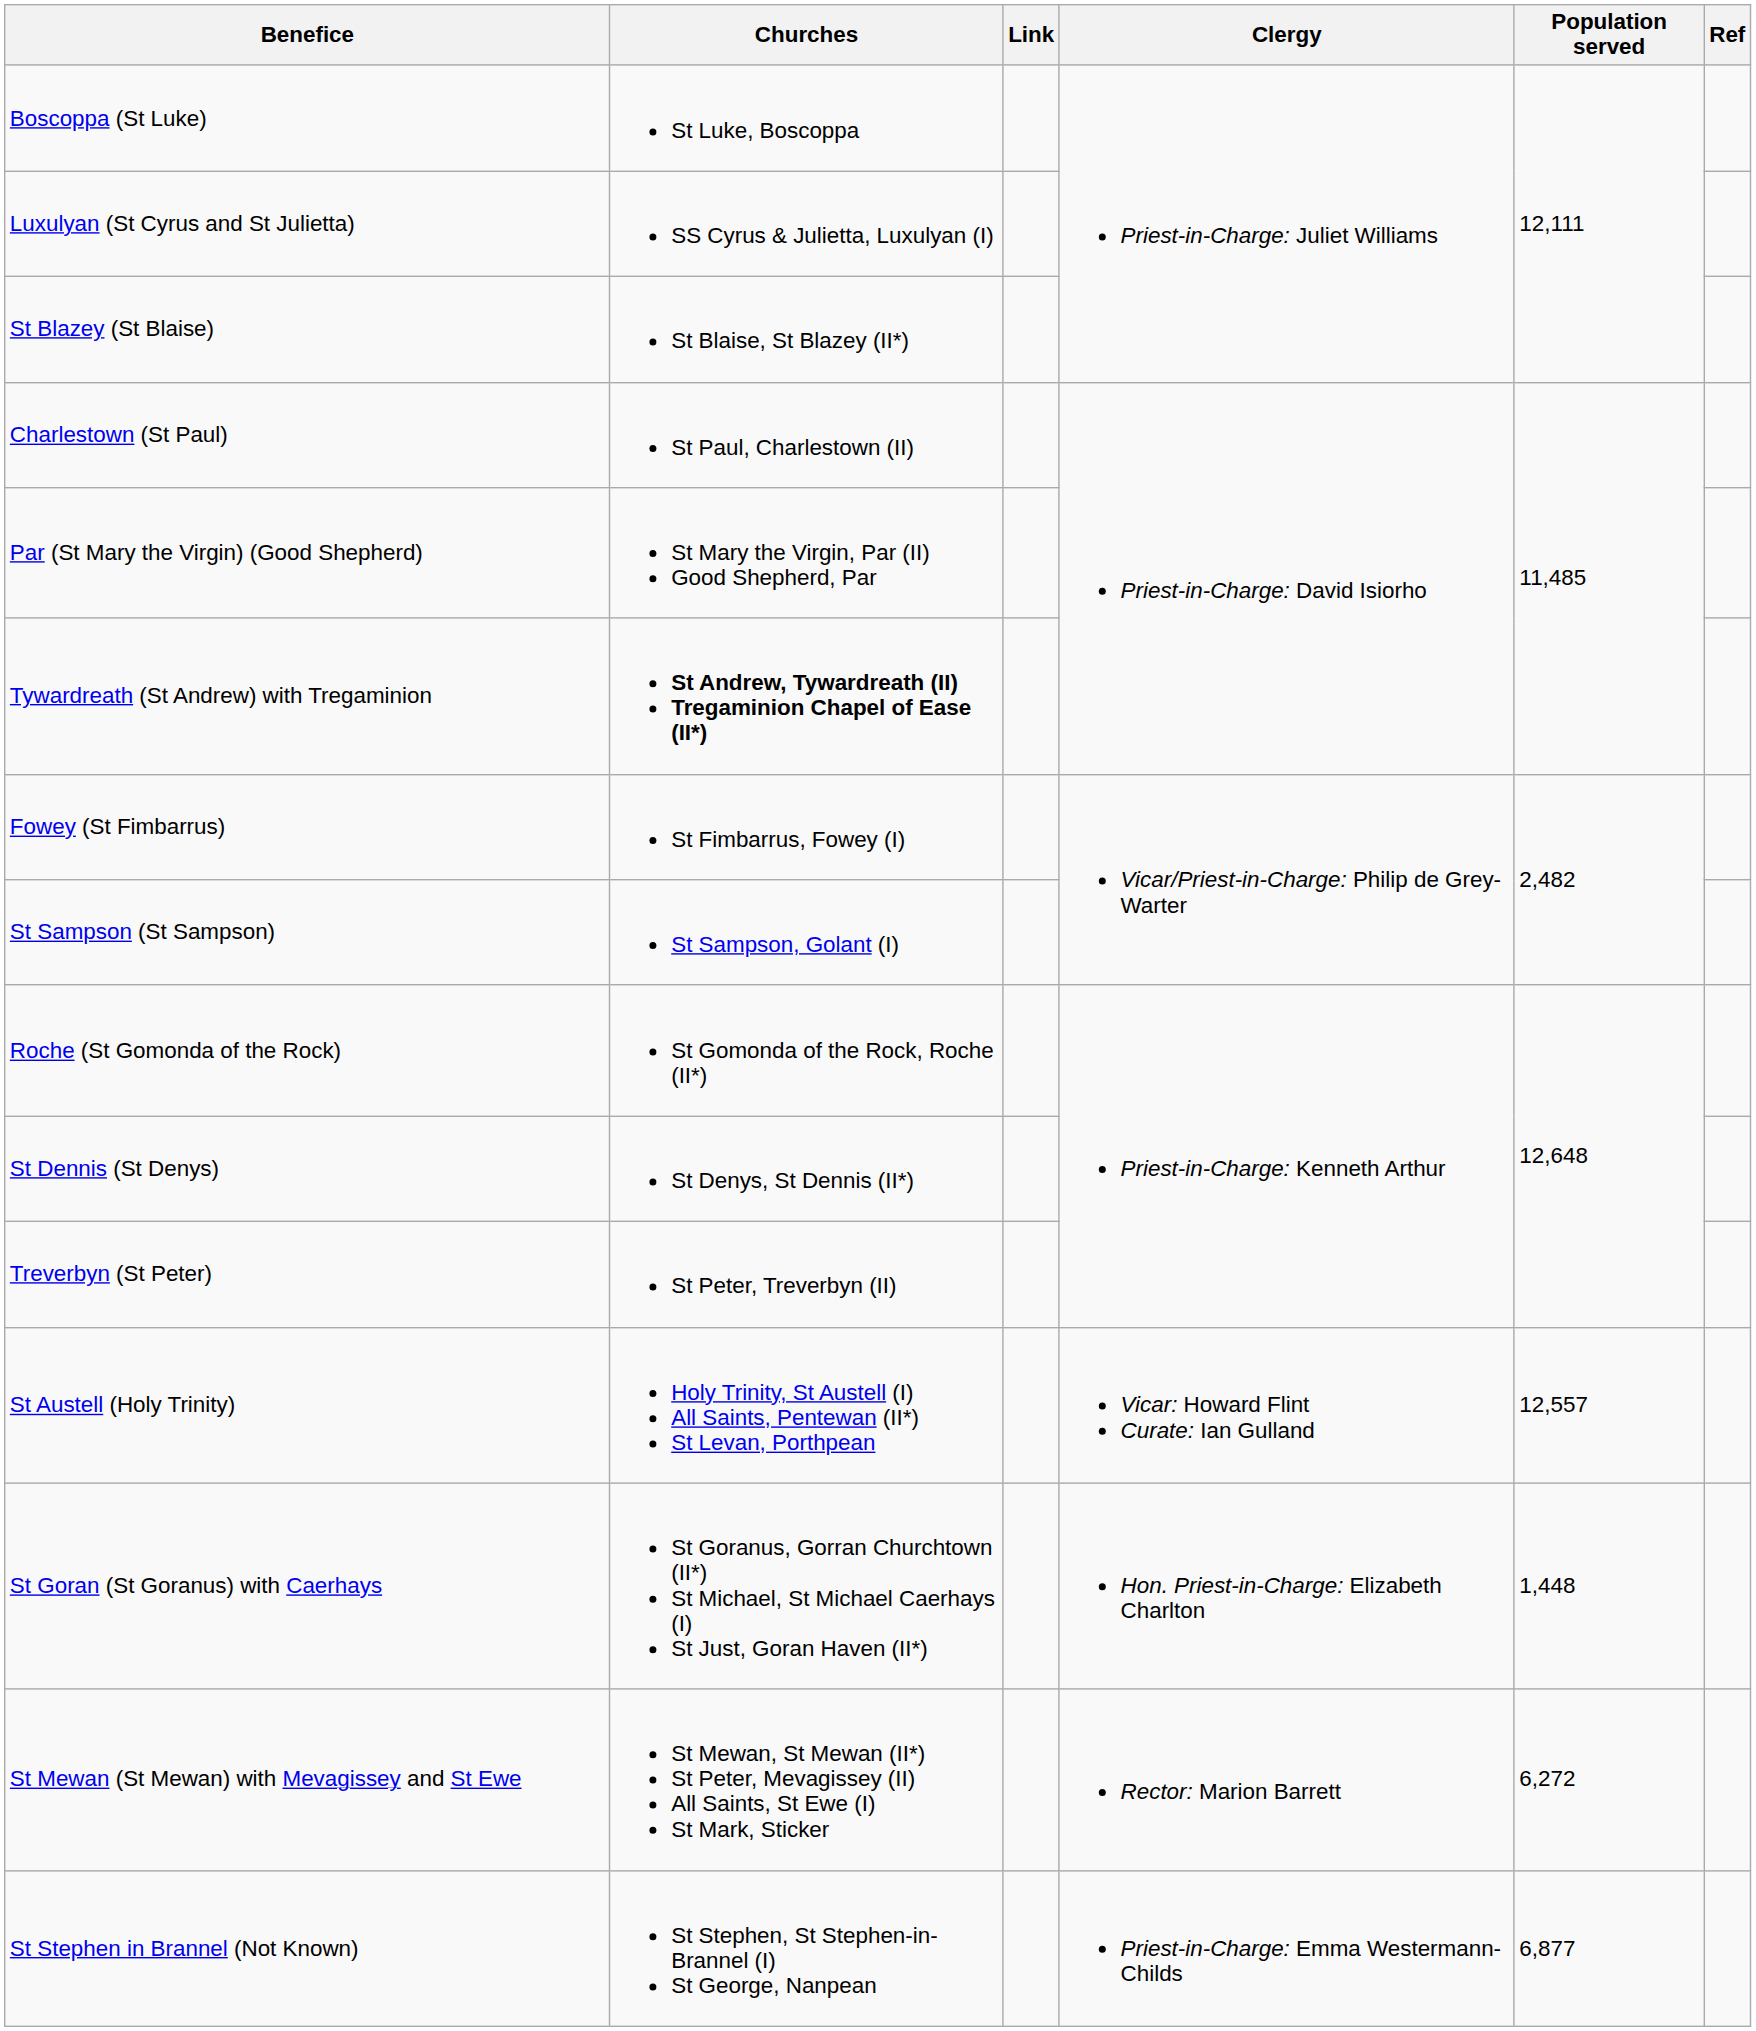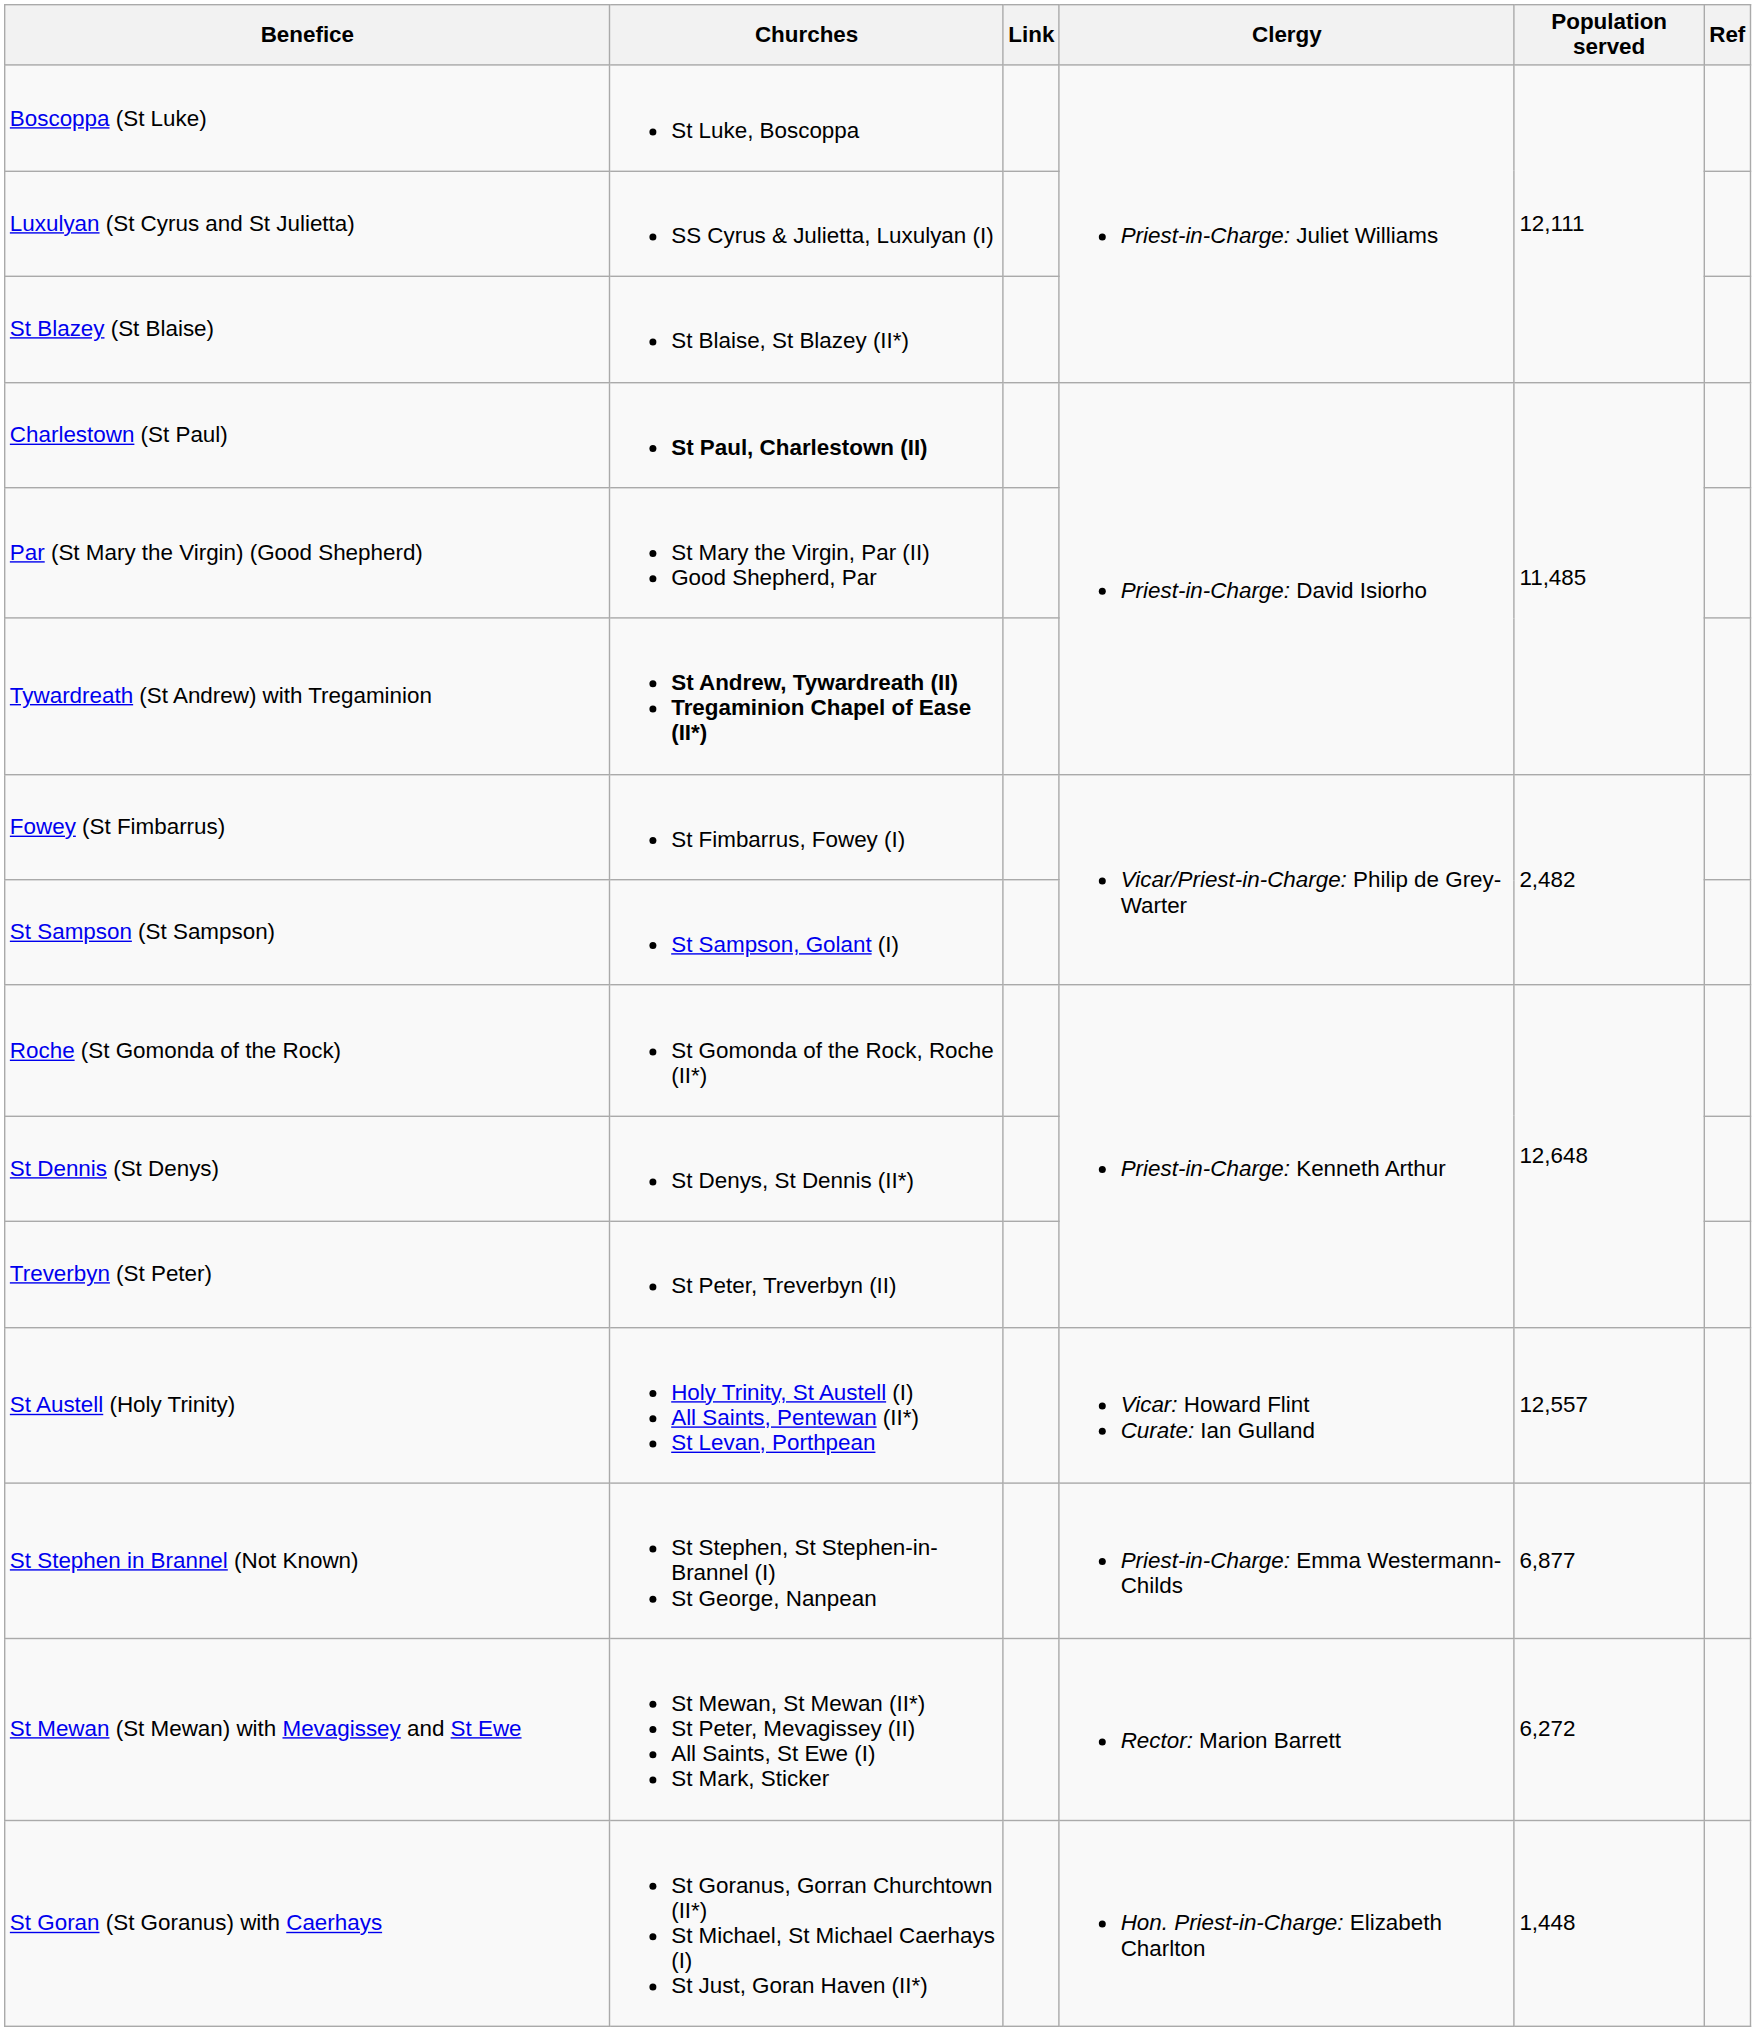(807, 447) normal -> (807, 447) bold
rows swapped: (196, 1585) <-> (184, 1948)
